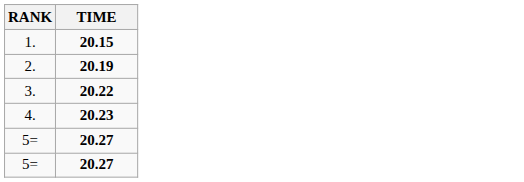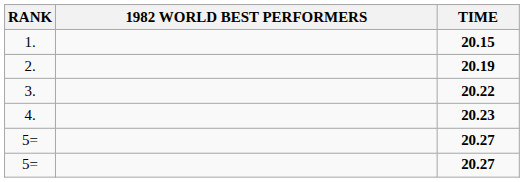+ column: (246, 17)
